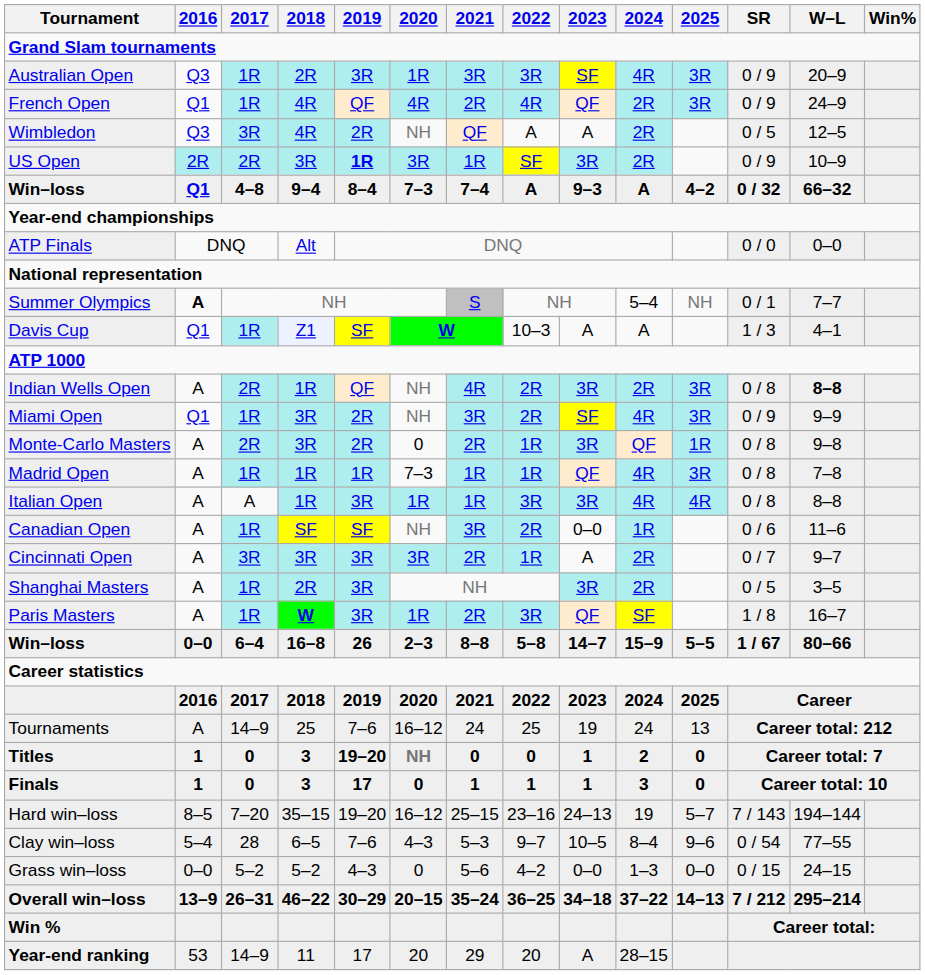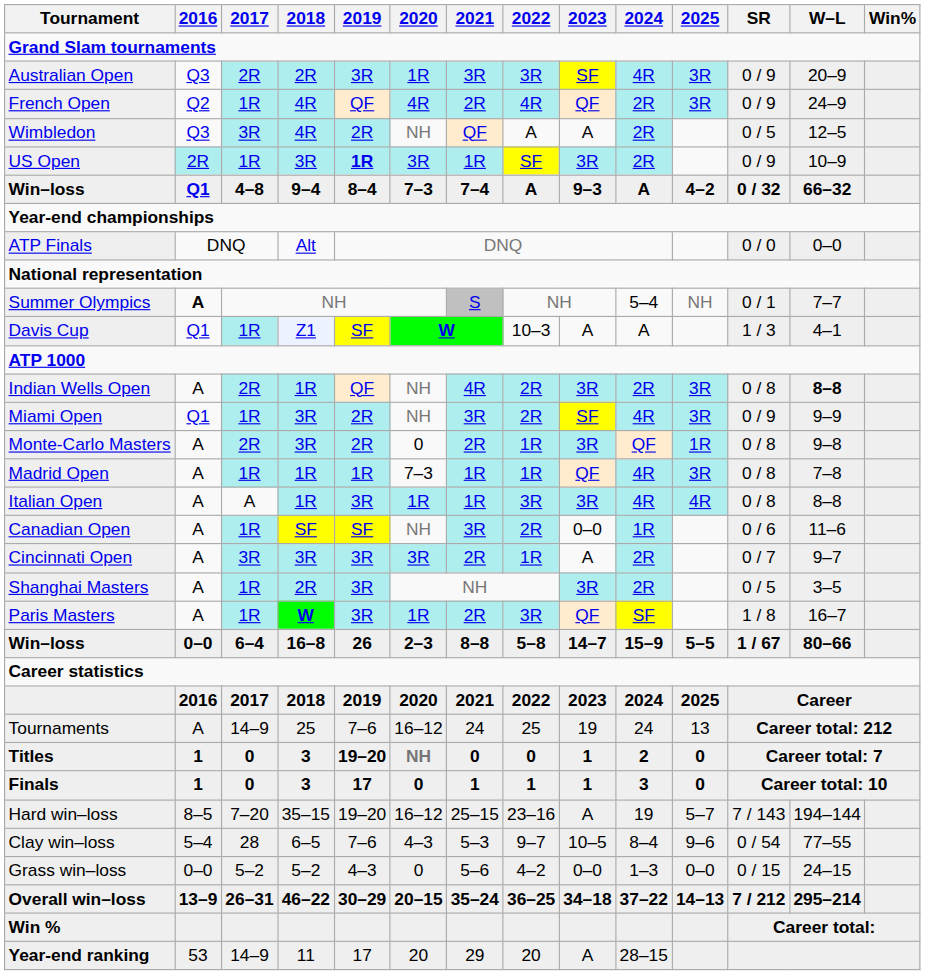(249, 75) 1R -> (249, 75) 2R
(198, 104) Q1 -> (198, 104) Q2
(249, 161) 2R -> (249, 161) 1R
(587, 814) 24–13 -> (587, 814) A
